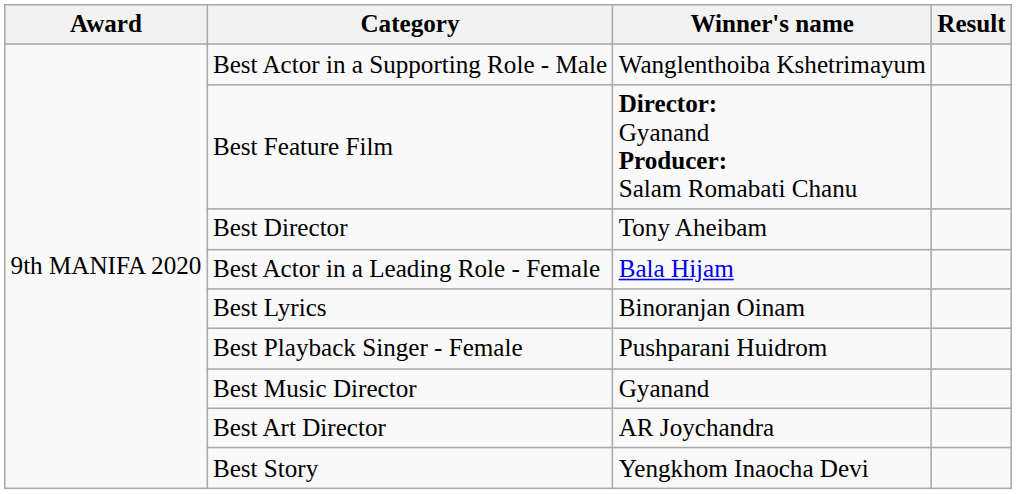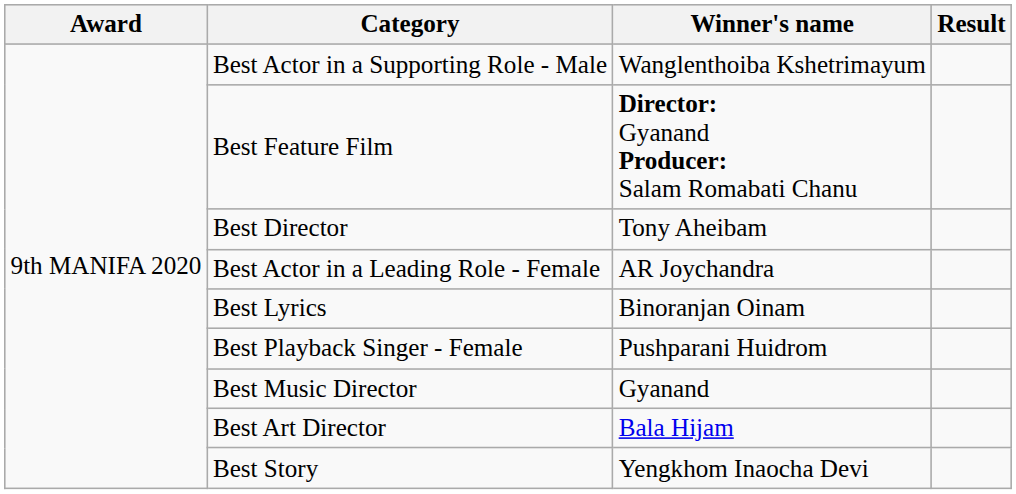(676, 268) Bala Hijam -> (696, 268) AR Joychandra
(696, 427) AR Joychandra -> (676, 427) Bala Hijam
